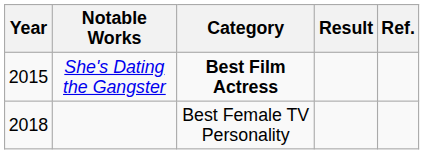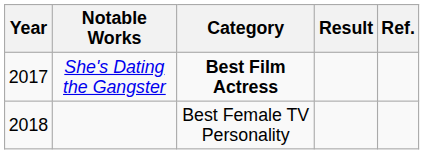(28, 76) 2015 -> (28, 76) 2017
